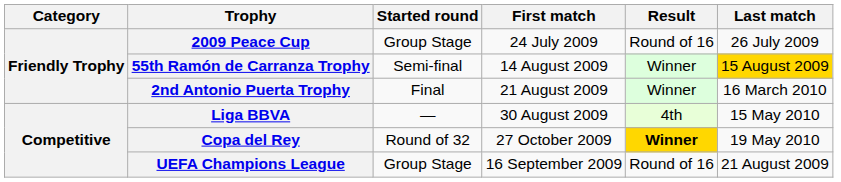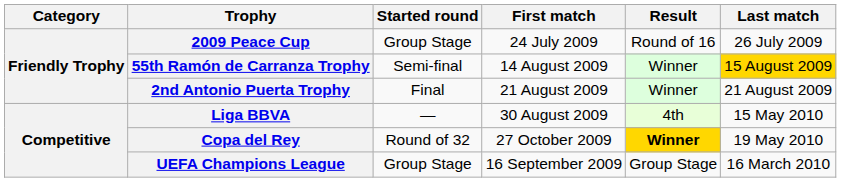(775, 90) 16 March 2010 -> (778, 90) 21 August 2009
(671, 164) Round of 16 -> (673, 164) Group Stage
(775, 164) 21 August 2009 -> (778, 164) 16 March 2010
